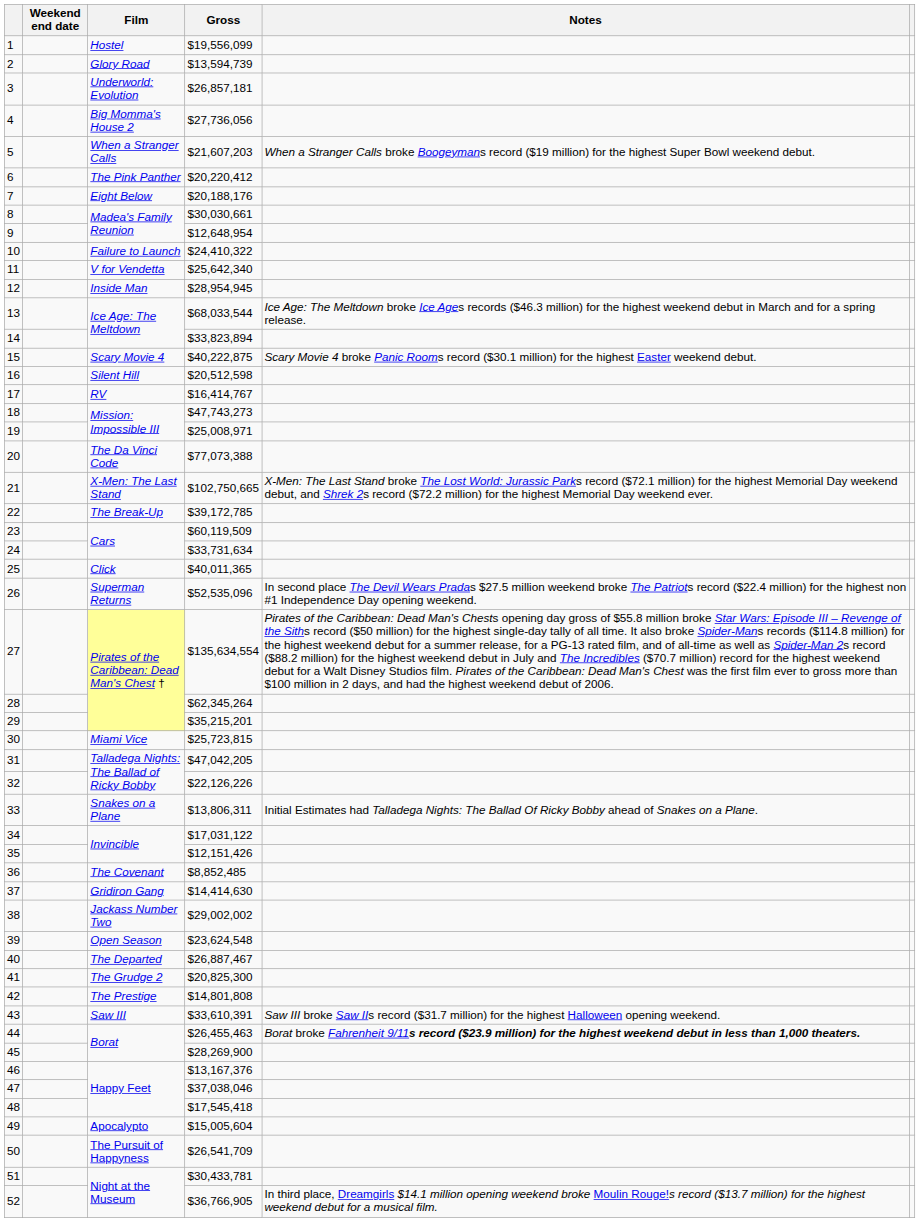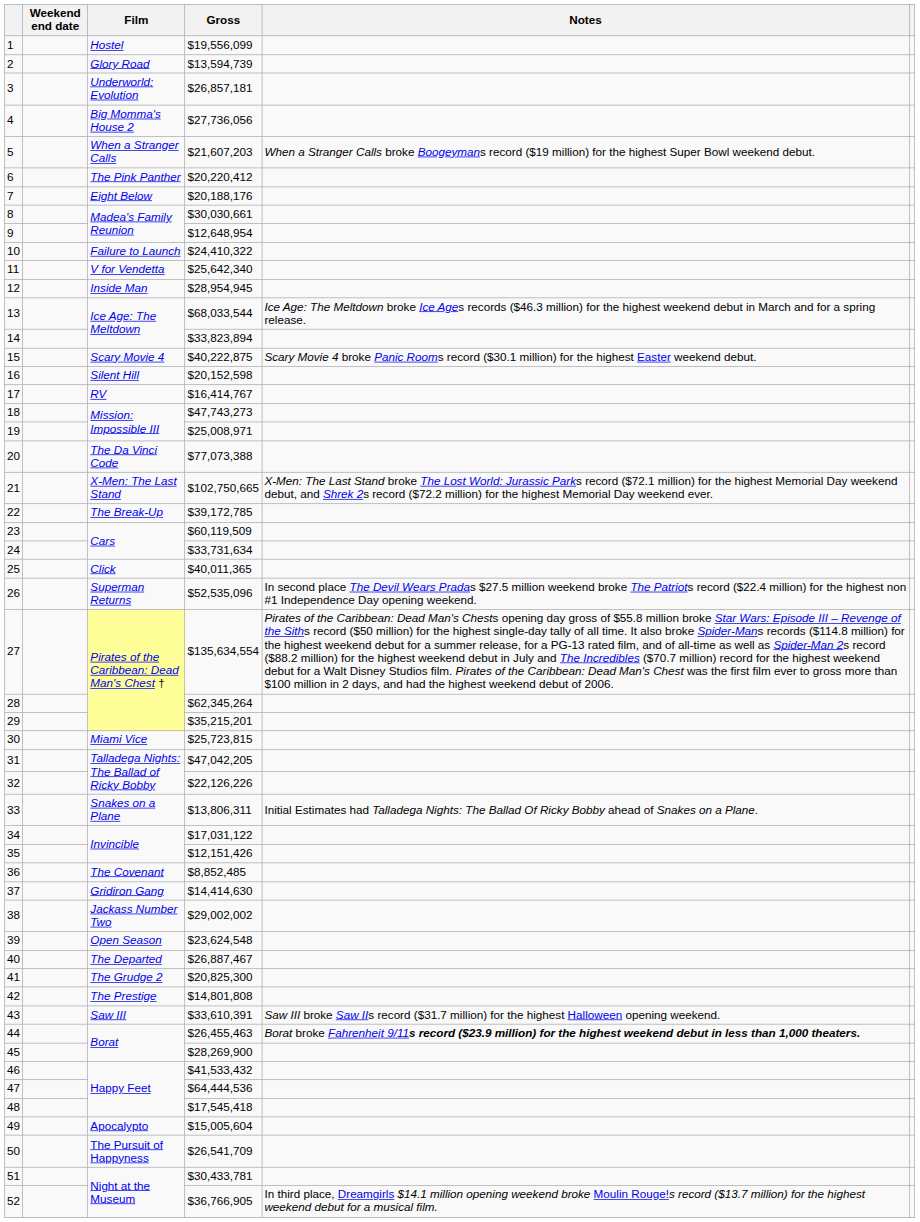(220, 375) $20,512,598 -> (220, 375) $20,152,598
(220, 1070) $13,167,376 -> (220, 1070) $41,533,432
(220, 1089) $37,038,046 -> (220, 1089) $64,444,536
